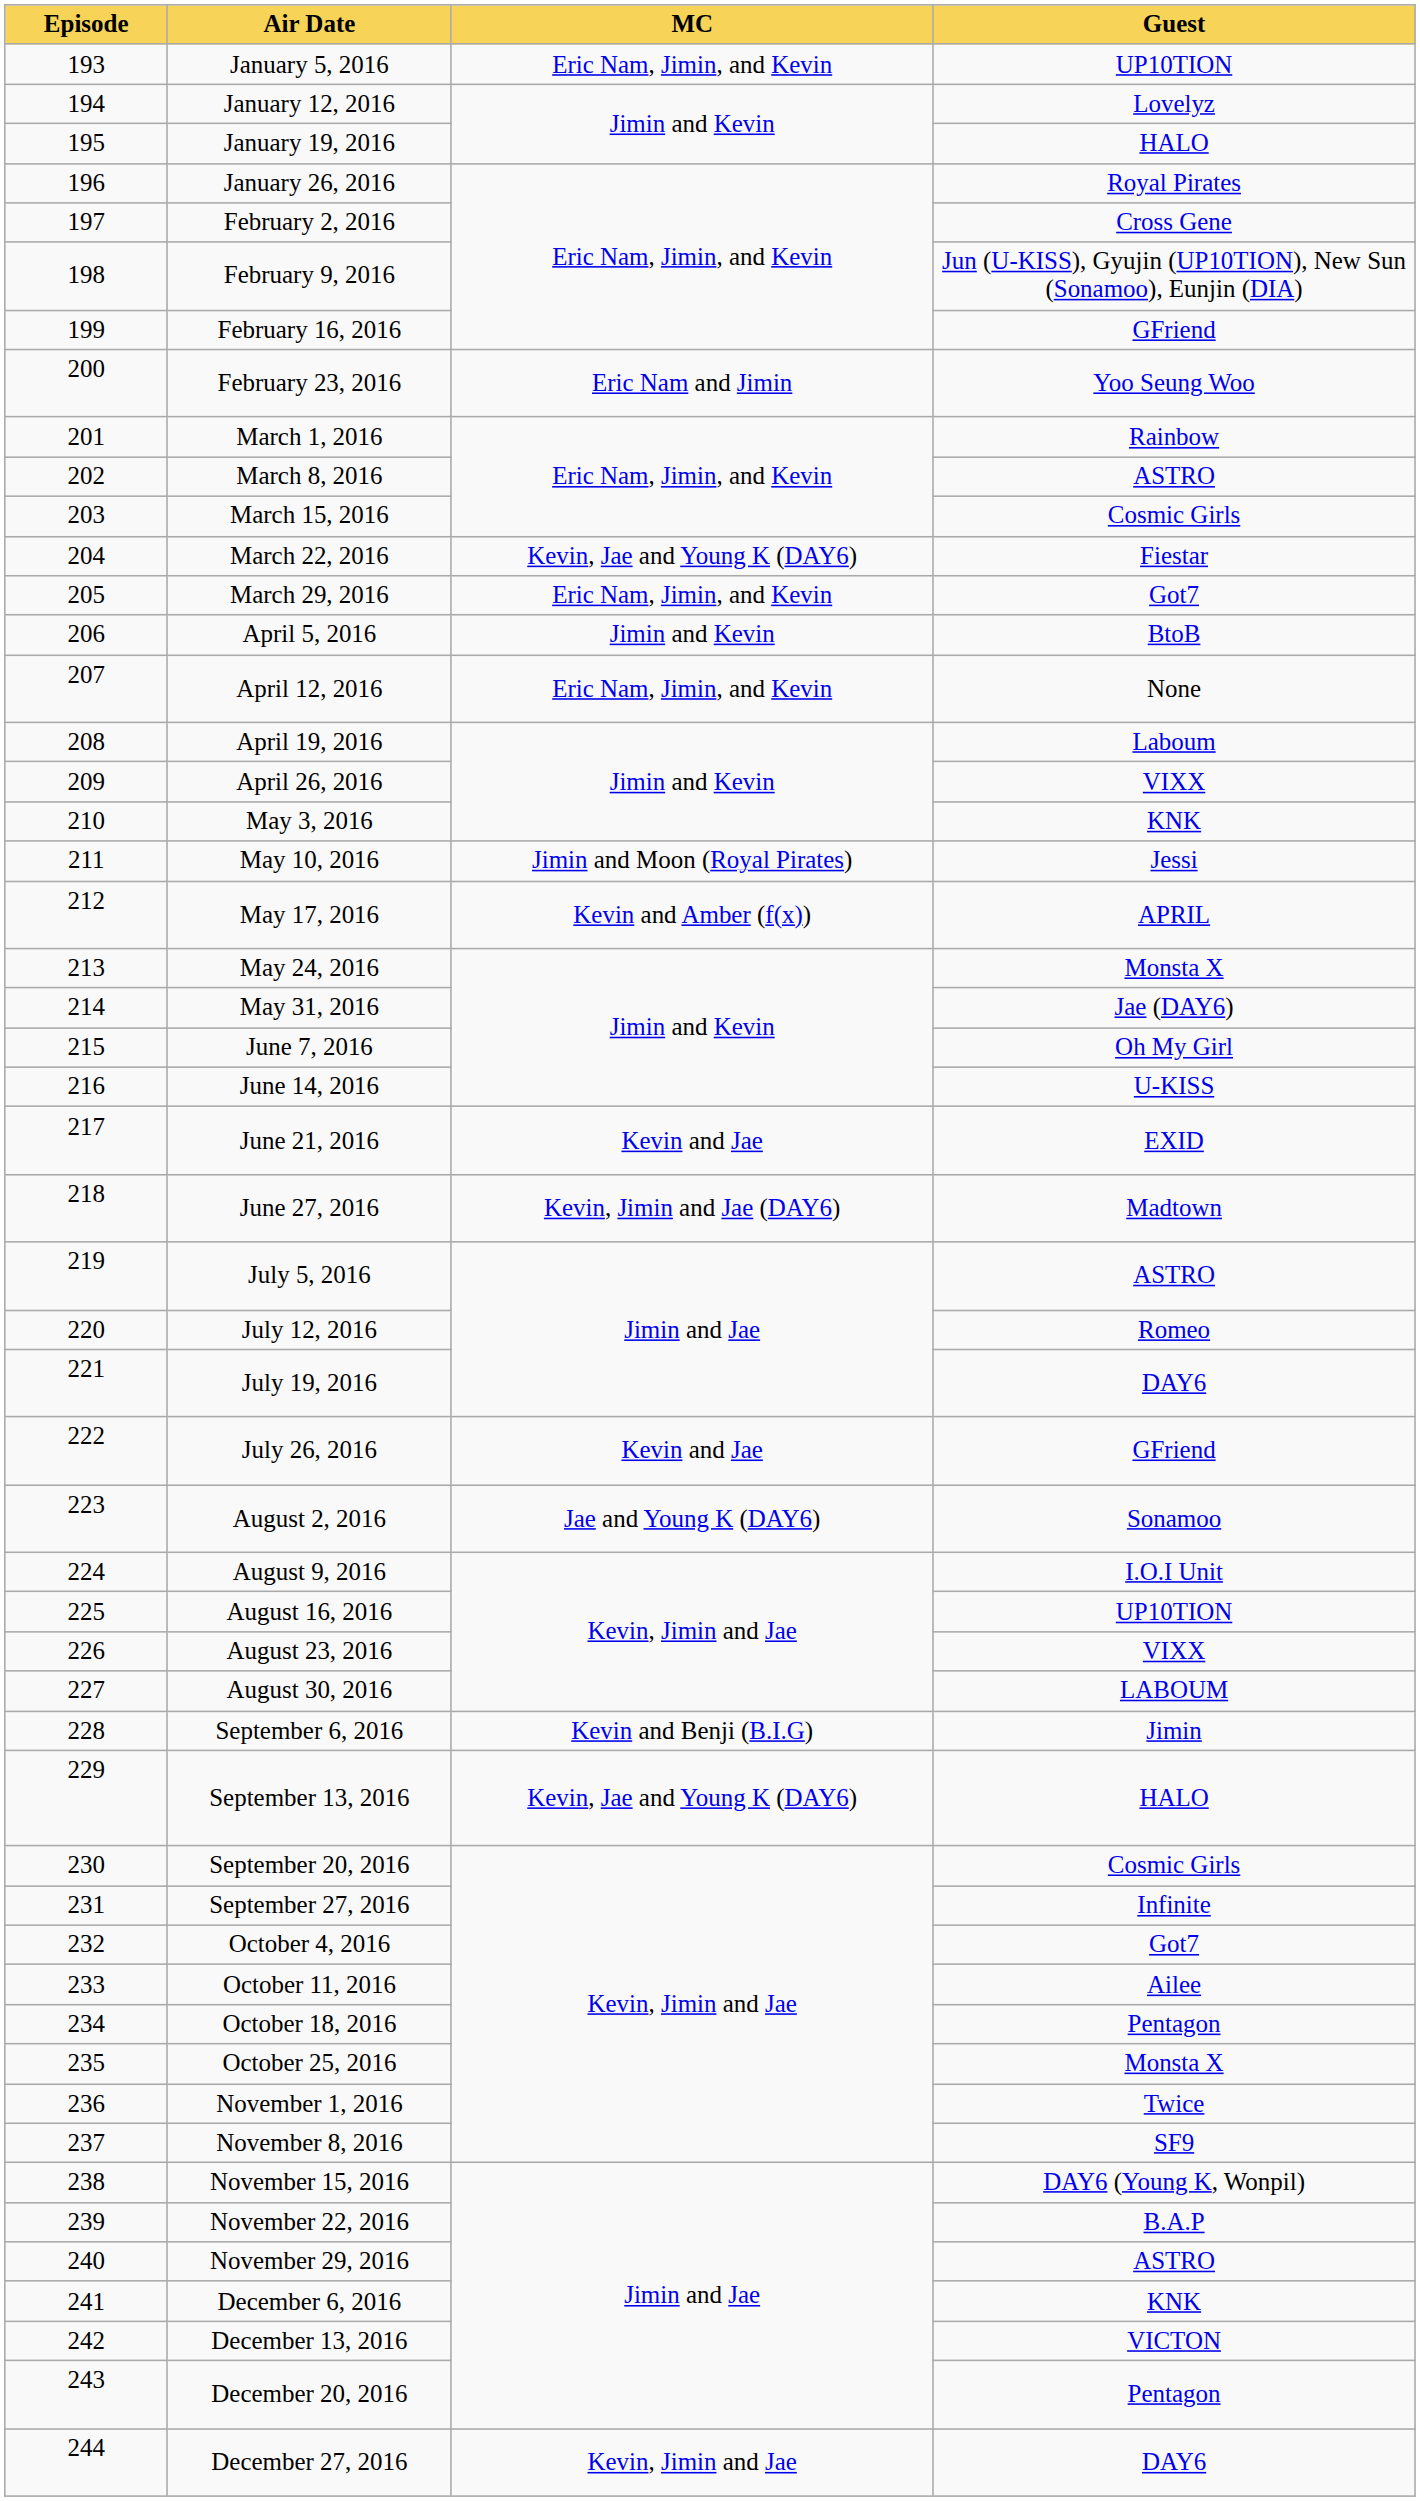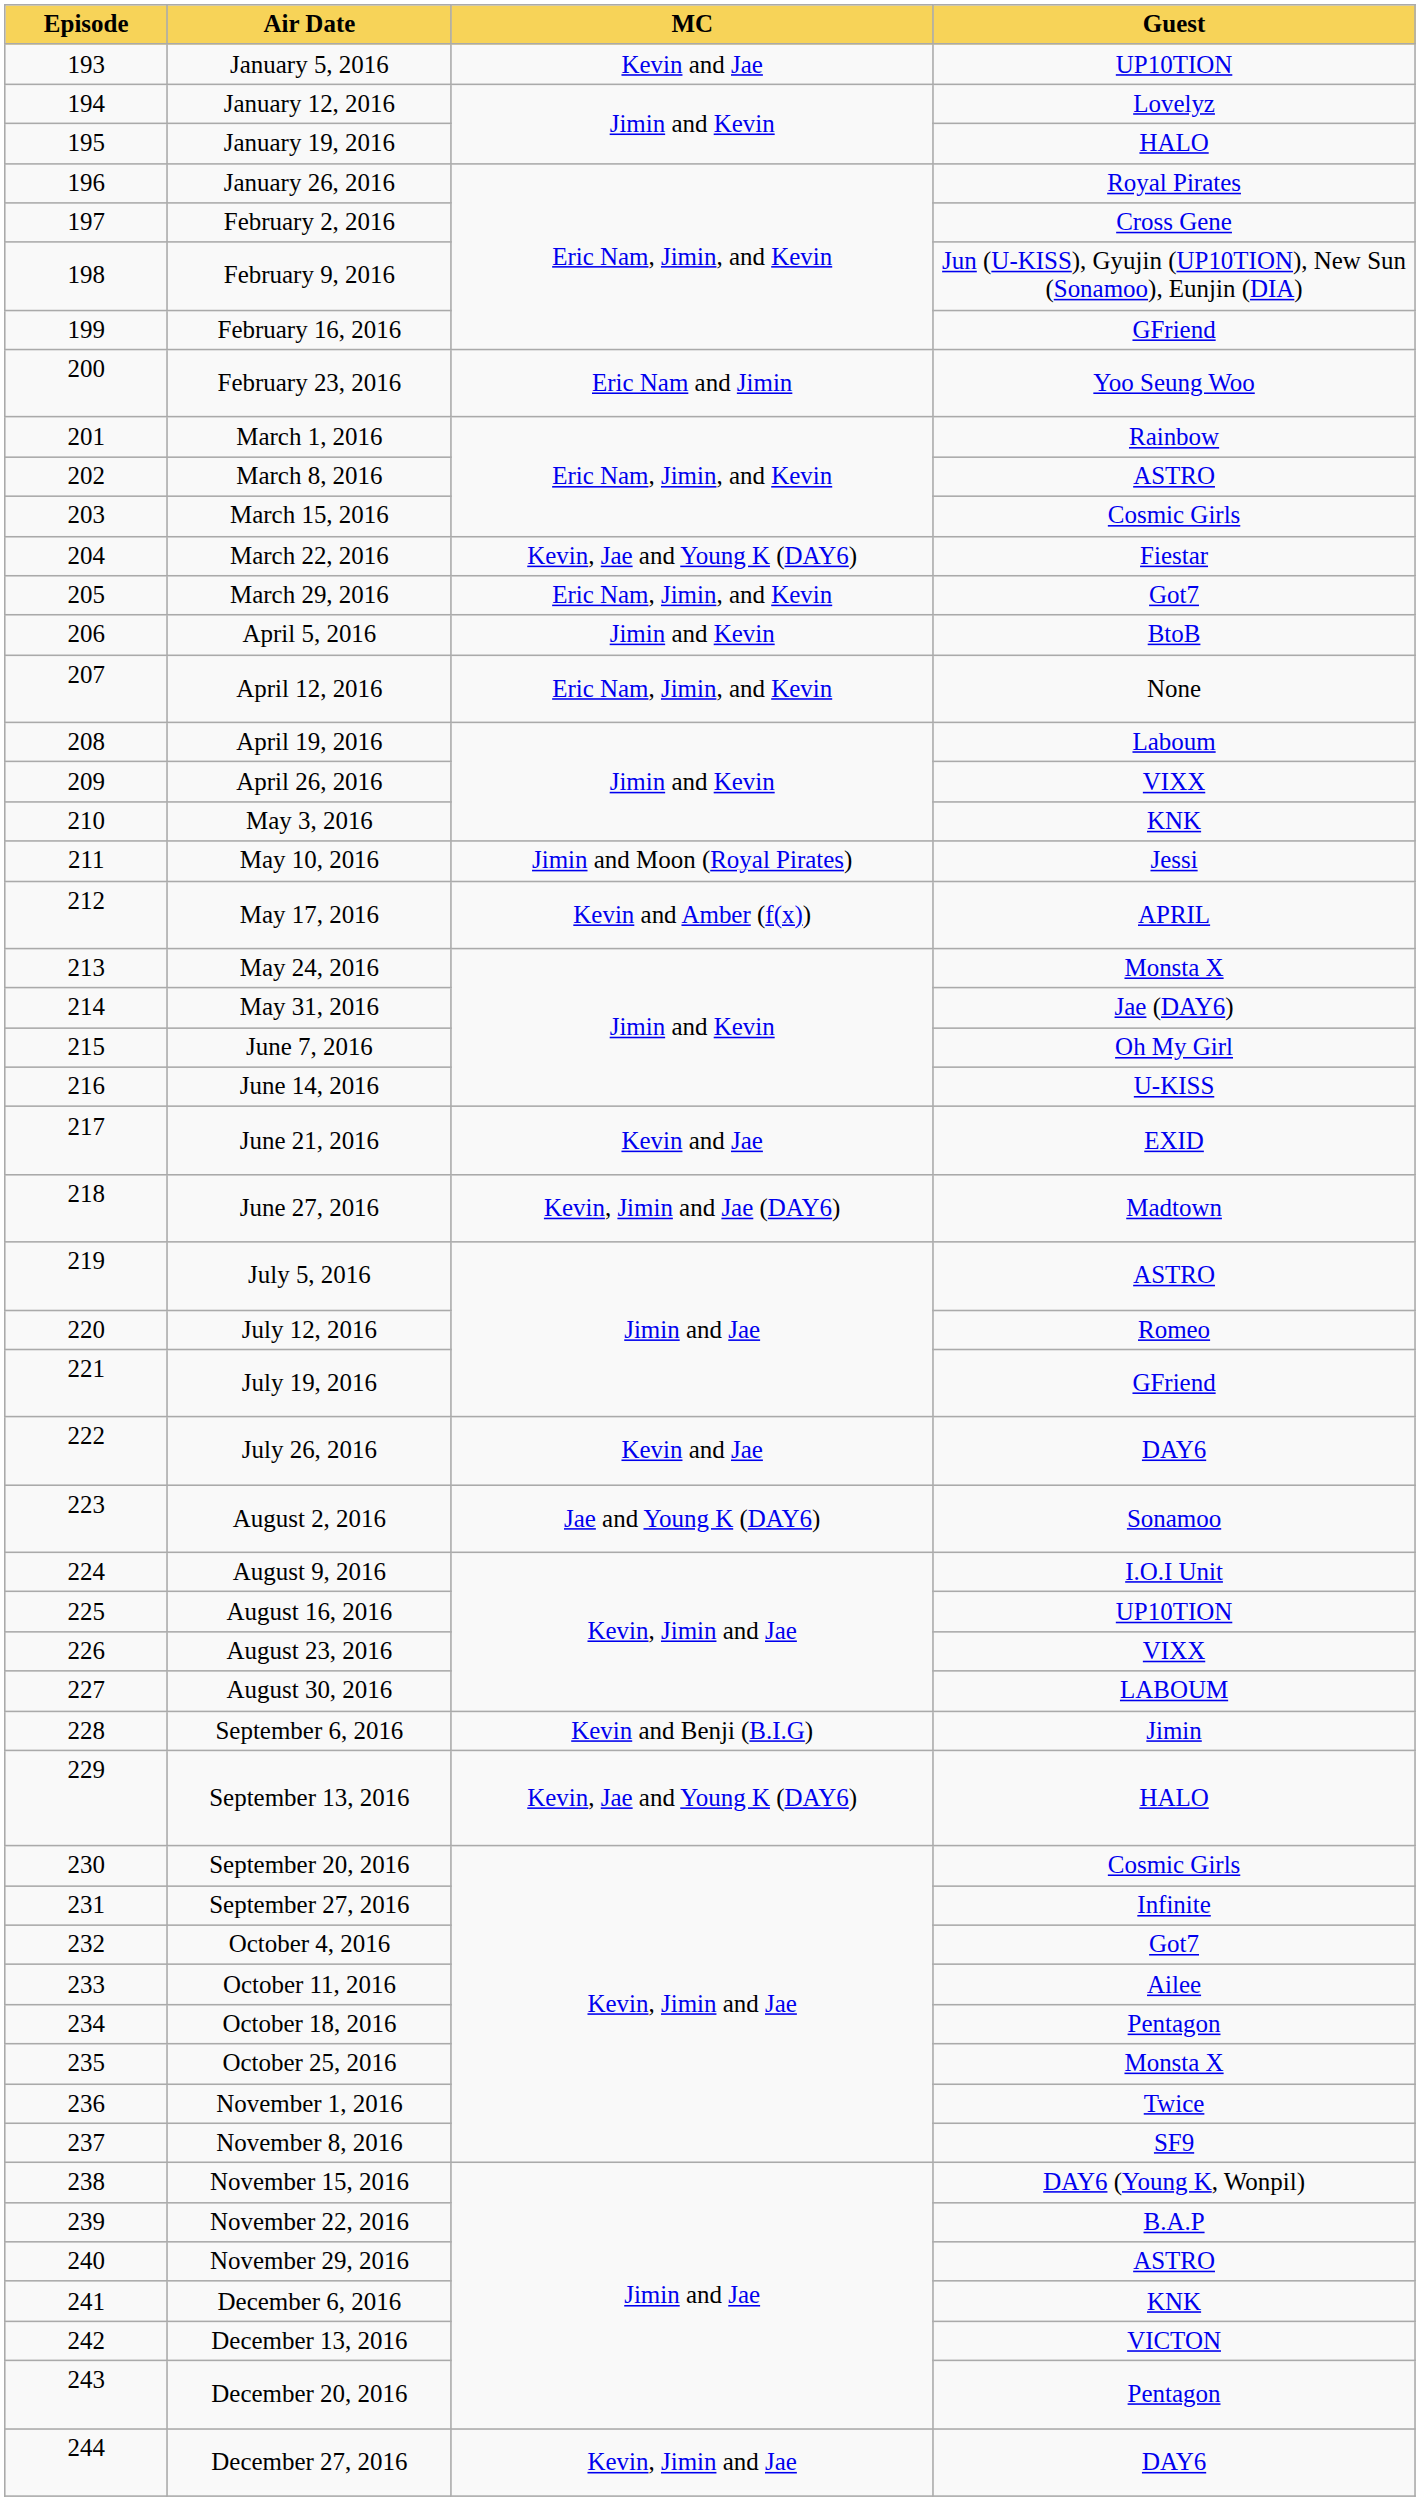(692, 63) Eric Nam, Jimin, and Kevin -> (692, 63) Kevin and Jae
(1174, 1382) DAY6 -> (1174, 1382) GFriend
(1174, 1450) GFriend -> (1174, 1450) DAY6
